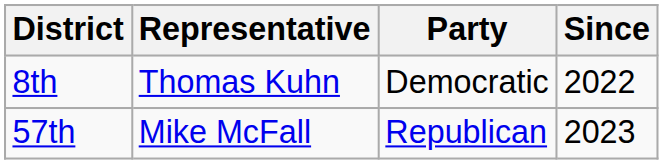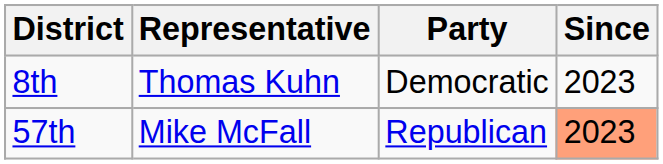(600, 81) 2022 -> (600, 81) 2023
(600, 132) no background -> (600, 132) lightsalmon background
